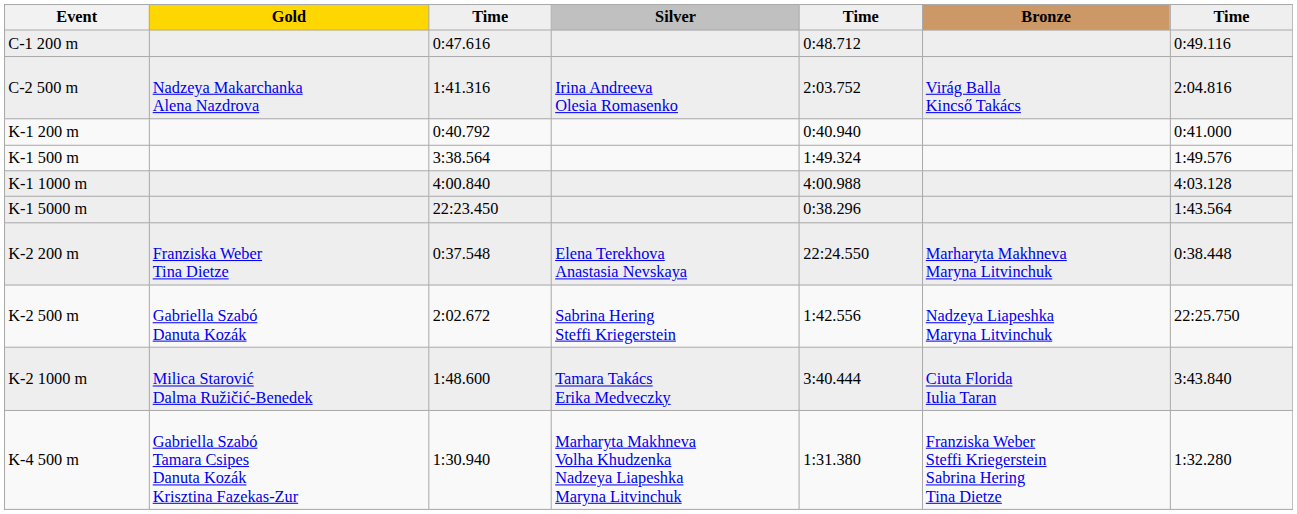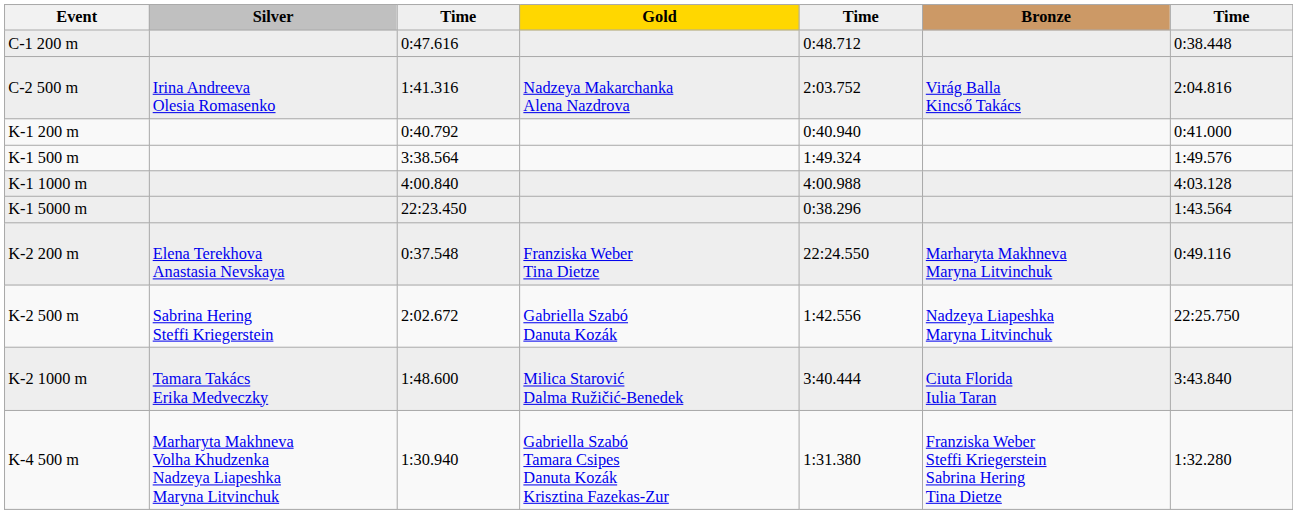columns swapped: (289, 17) <-> (675, 17)
(1202, 43) 0:49.116 -> (1203, 43) 0:38.448
(1203, 253) 0:38.448 -> (1202, 253) 0:49.116
